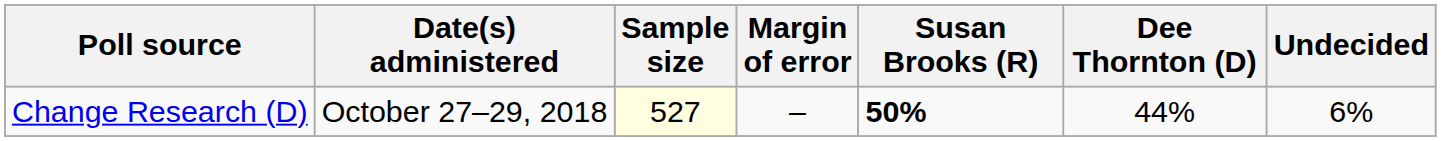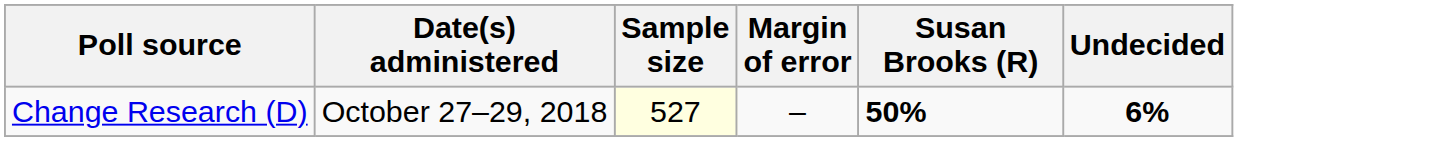- column: (1165, 45)
(1351, 111) normal -> (1147, 111) bold
